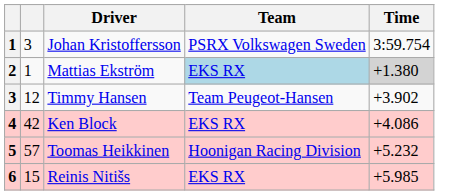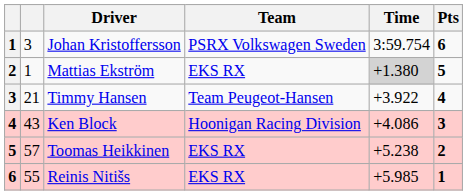+ column: (448, 17)
(217, 71) lightblue background -> (217, 71) no background
(32, 97) 12 -> (32, 97) 21
(396, 97) +3.902 -> (396, 97) +3.922
(32, 124) 42 -> (32, 124) 43
(217, 124) EKS RX -> (275, 124) Hoonigan Racing Division
(275, 150) Hoonigan Racing Division -> (217, 150) EKS RX
(396, 150) +5.232 -> (396, 150) +5.238
(32, 177) 15 -> (32, 177) 55
